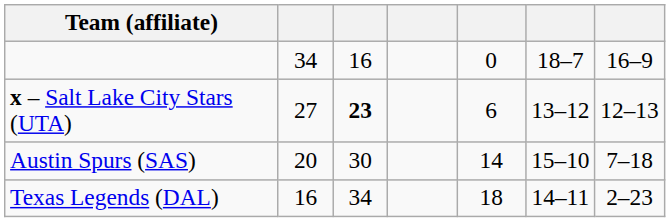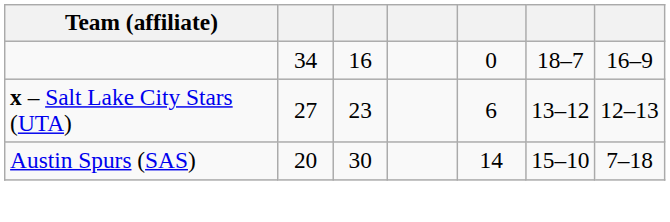(360, 110) bold -> (360, 110) normal
- row: (114, 197)
